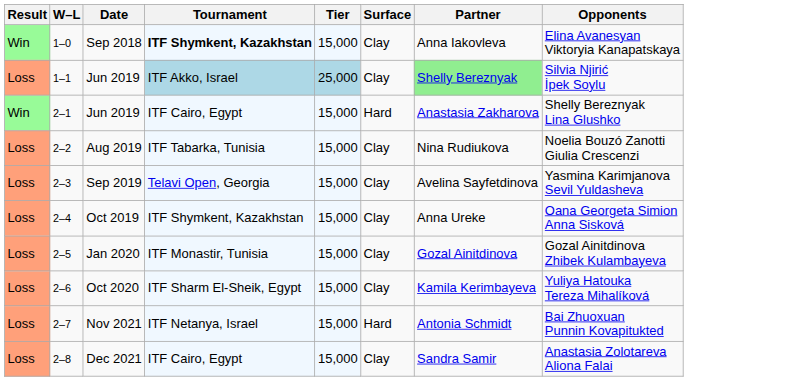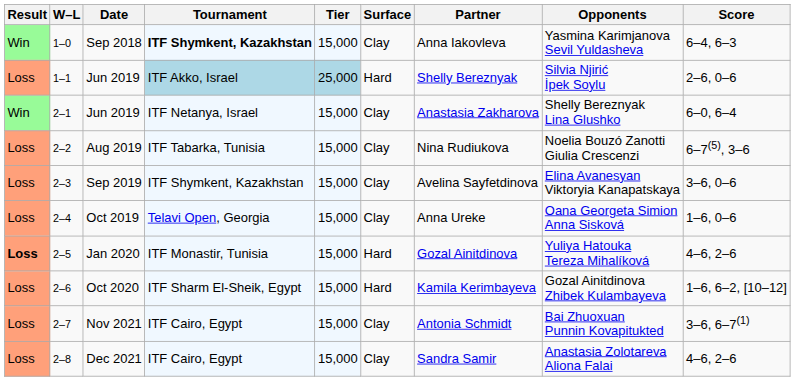+ column: (736, 14)
(612, 42) Elina Avanesyan Viktoryia Kanapatskaya -> (607, 42) Yasmina Karimjanova Sevil Yuldasheva
(377, 77) Clay -> (378, 77) Hard
(467, 77) lightgreen background -> (467, 77) no background
(195, 112) ITF Cairo, Egypt -> (203, 112) ITF Netanya, Israel
(378, 112) Hard -> (377, 112) Clay
(209, 183) Telavi Open, Georgia -> (226, 183) ITF Shymkent, Kazakhstan
(607, 183) Yasmina Karimjanova Sevil Yuldasheva -> (612, 183) Elina Avanesyan Viktoryia Kanapatskaya
(226, 218) ITF Shymkent, Kazakhstan -> (209, 218) Telavi Open, Georgia
(21, 253) normal -> (23, 253) bold
(377, 253) Clay -> (378, 253) Hard
(605, 253) Gozal Ainitdinova Zhibek Kulambayeva -> (597, 253) Yuliya Hatouka Tereza Mihalíková
(377, 288) Clay -> (378, 288) Hard
(597, 288) Yuliya Hatouka Tereza Mihalíková -> (605, 288) Gozal Ainitdinova Zhibek Kulambayeva
(203, 323) ITF Netanya, Israel -> (195, 323) ITF Cairo, Egypt
(378, 323) Hard -> (377, 323) Clay
